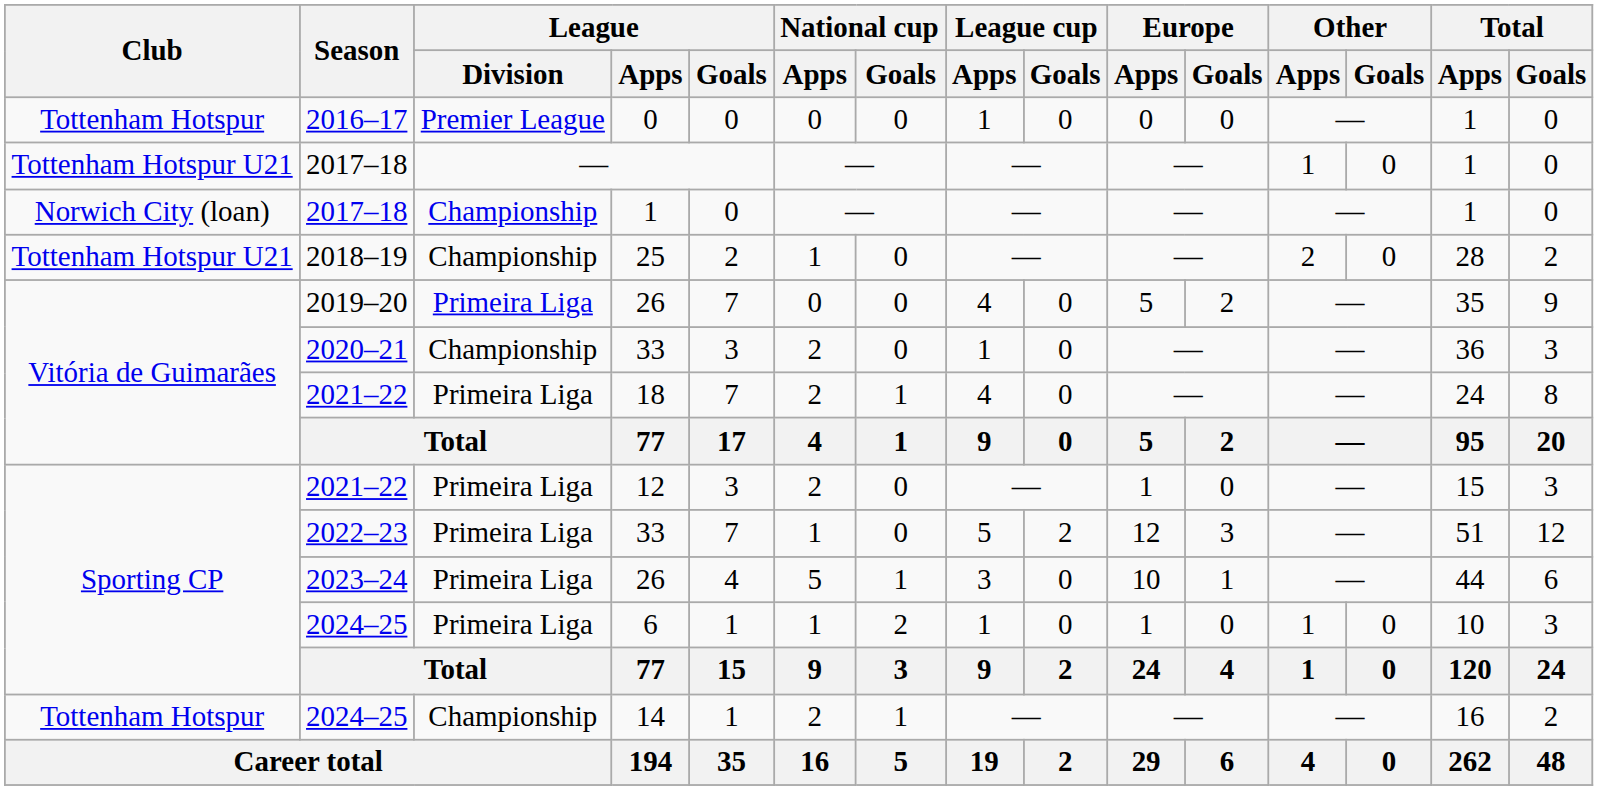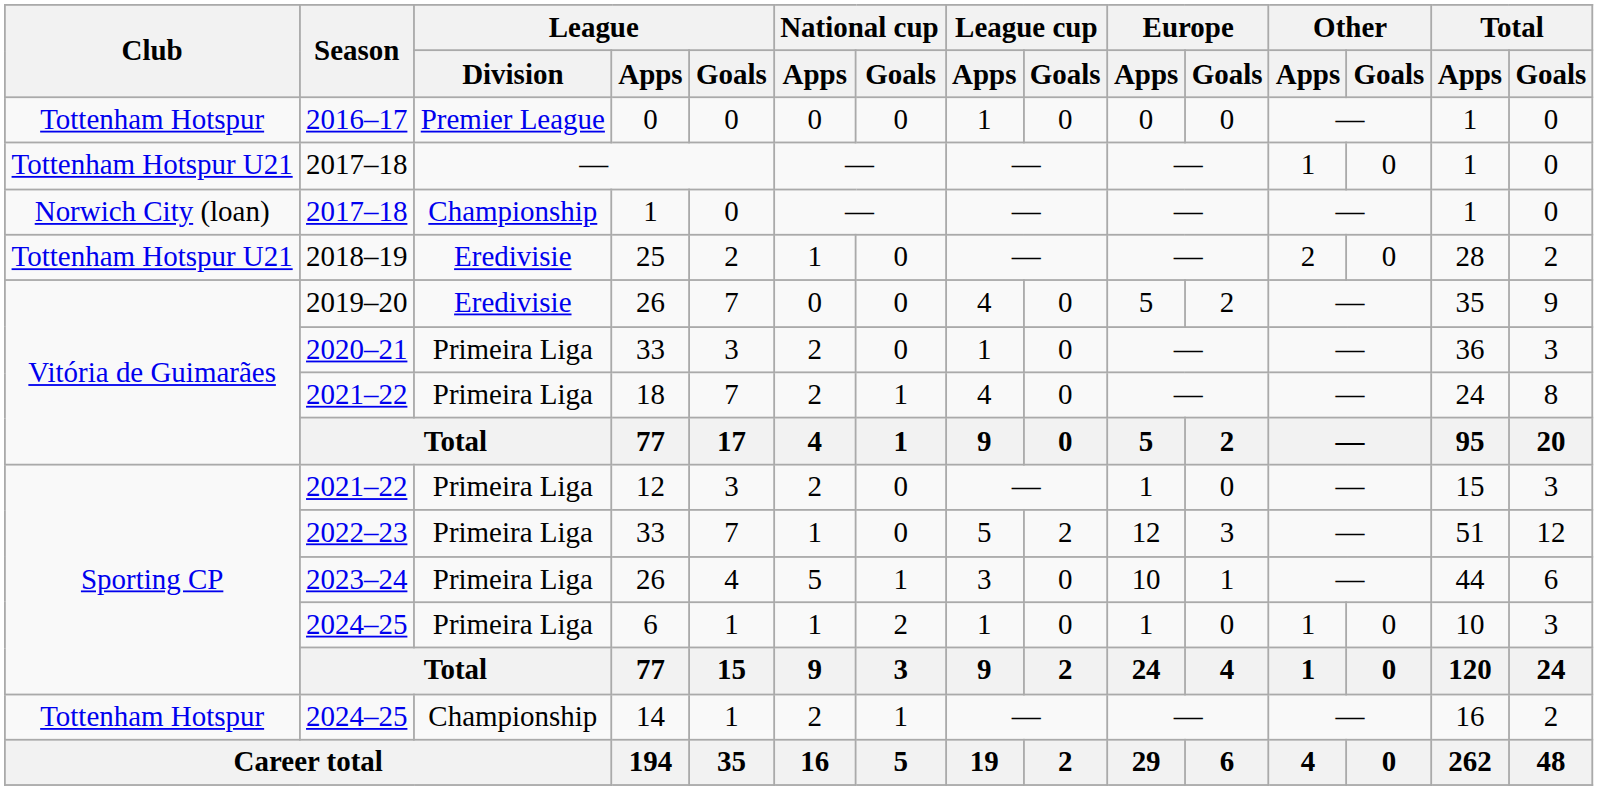(513, 257) Championship -> (513, 257) Eredivisie
(513, 303) Primeira Liga -> (513, 303) Eredivisie
(513, 348) Championship -> (513, 348) Primeira Liga
